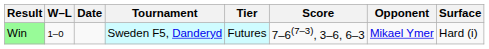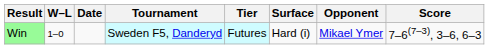columns swapped: (460, 13) <-> (318, 13)
